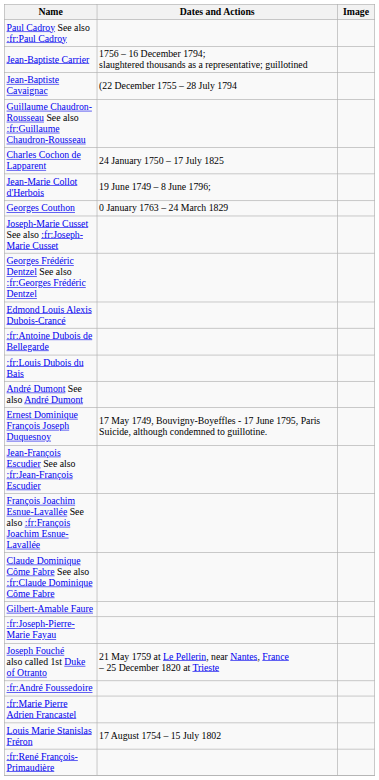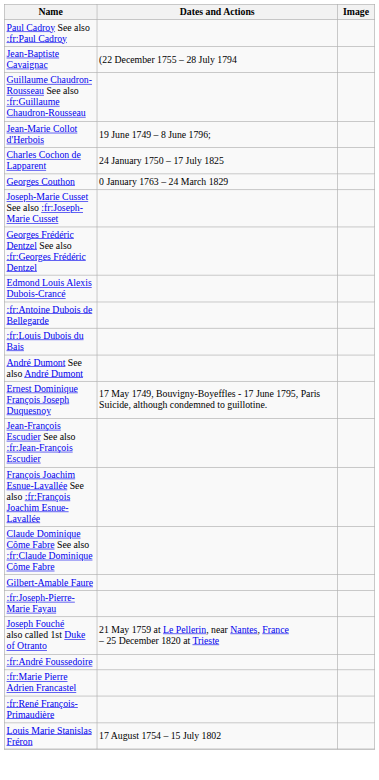- row: (48, 59)
rows swapped: (44, 161) <-> (42, 187)
rows swapped: (42, 762) <-> (49, 736)
